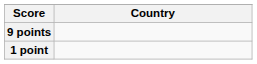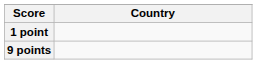rows swapped: (29, 31) <-> (29, 50)
